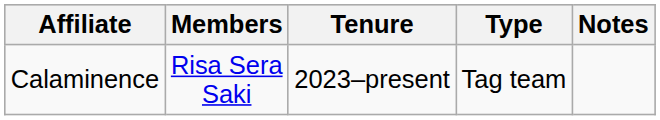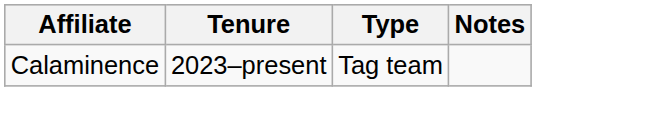- column: (227, 24)
